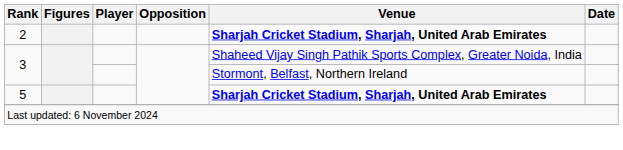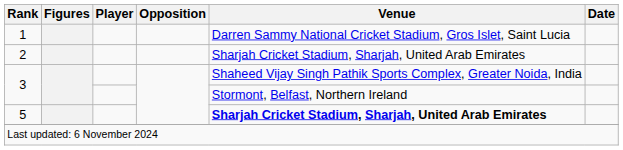+ row: (23, 34)
(379, 34) bold -> (369, 54) normal
